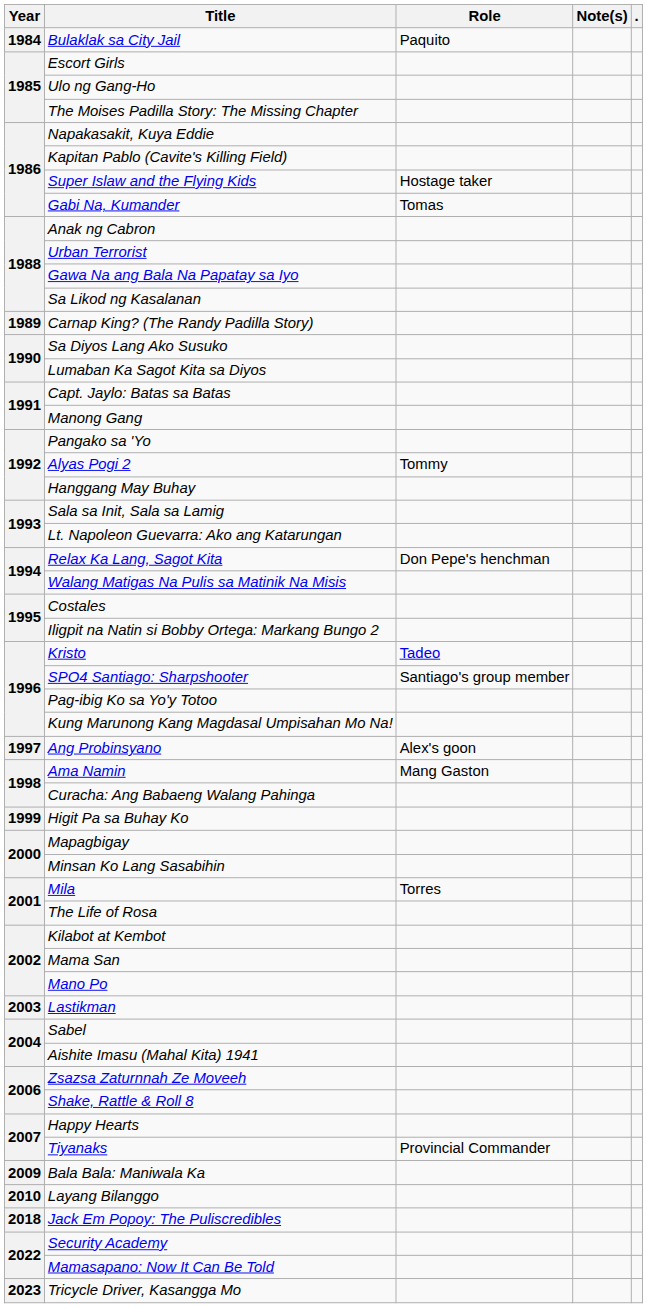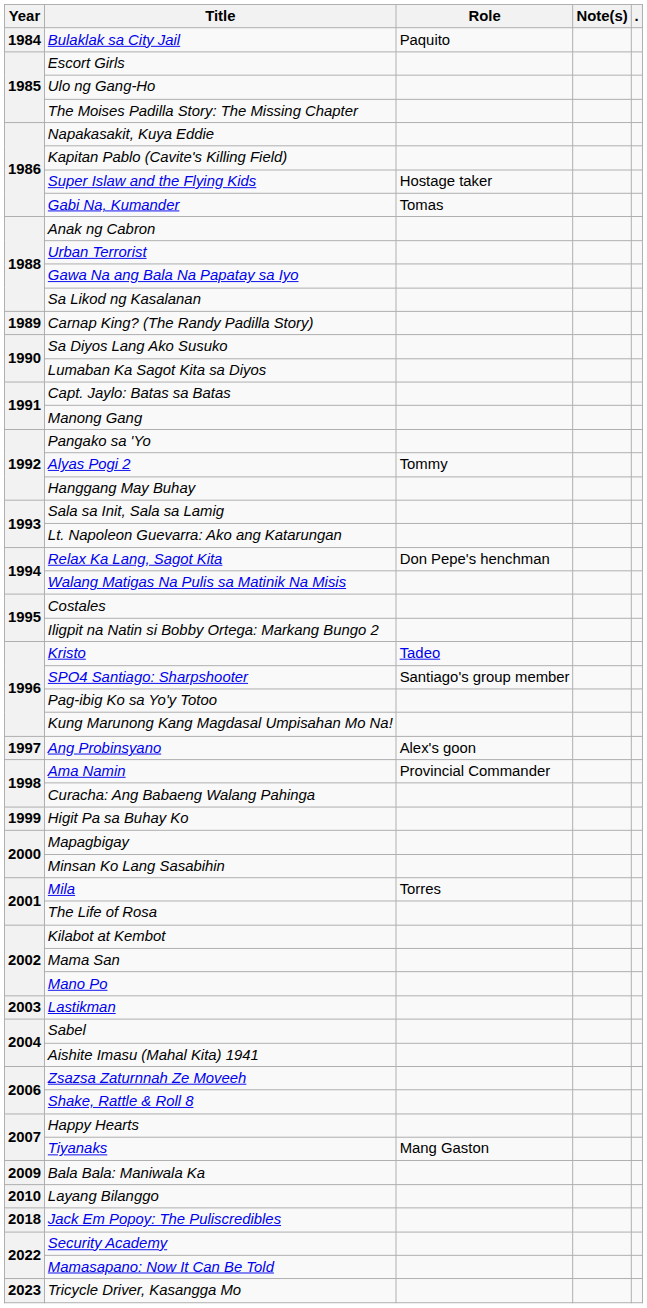(444, 771) Mang Gaston -> (475, 771) Provincial Commander
(475, 1149) Provincial Commander -> (444, 1149) Mang Gaston
